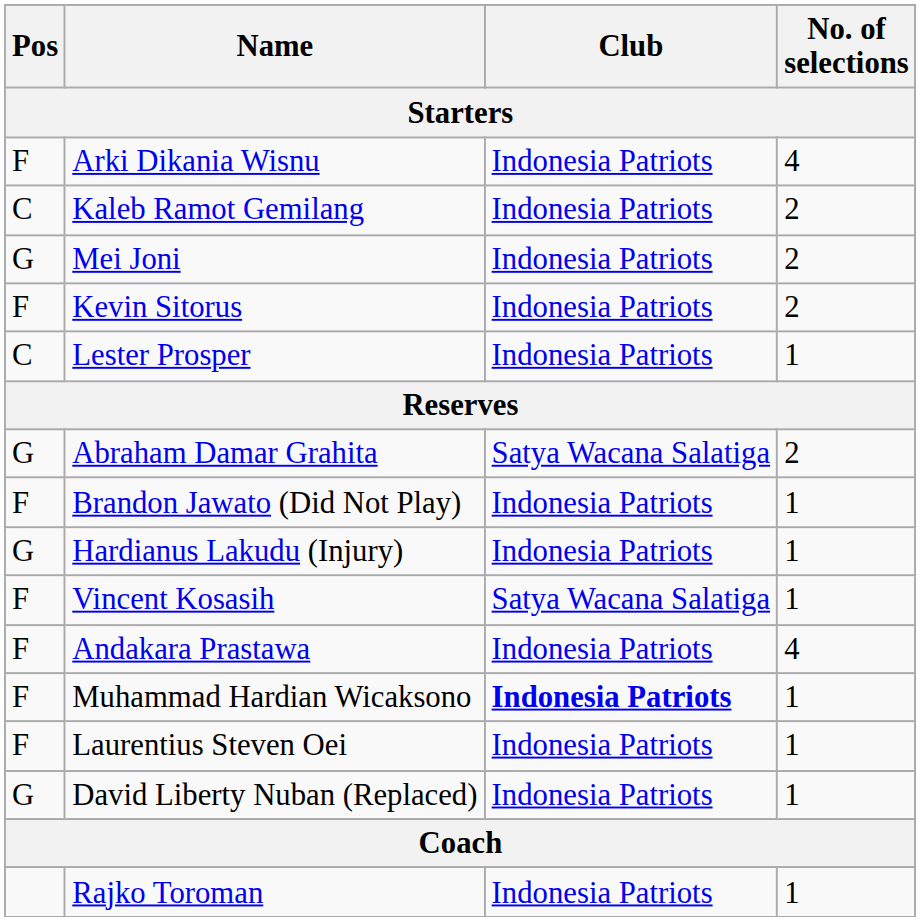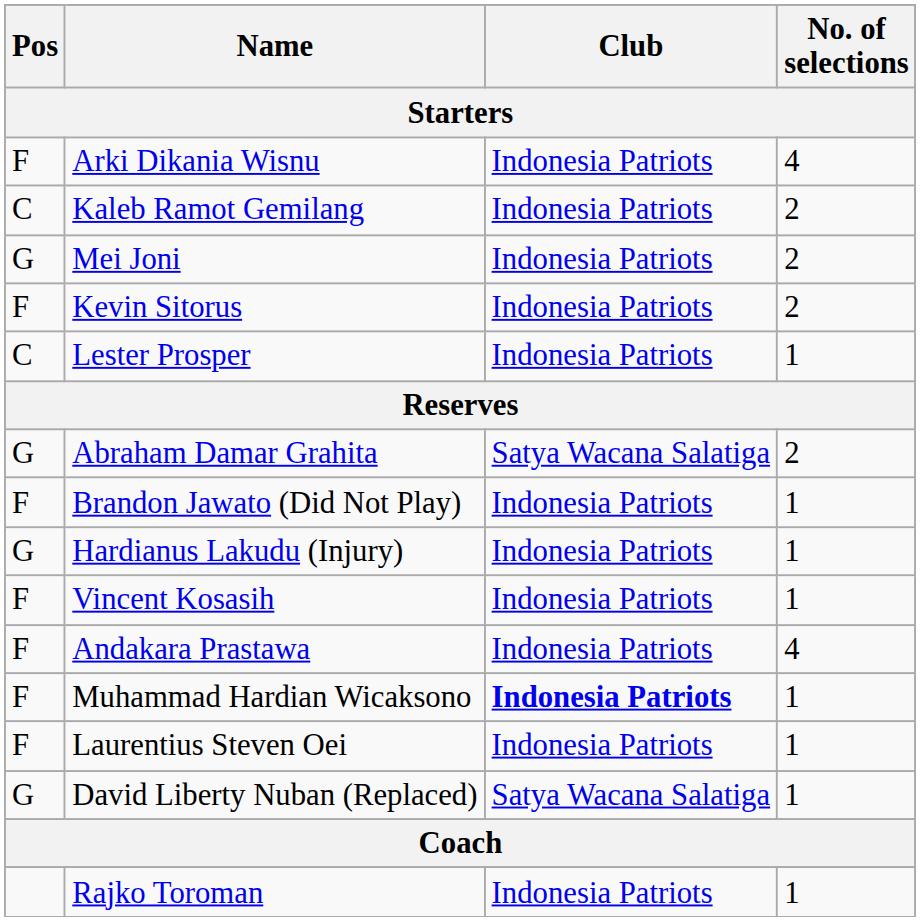(631, 599) Satya Wacana Salatiga -> (602, 599) Indonesia Patriots
(602, 794) Indonesia Patriots -> (631, 794) Satya Wacana Salatiga
